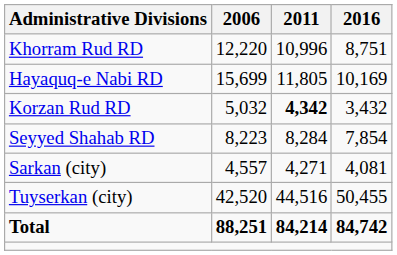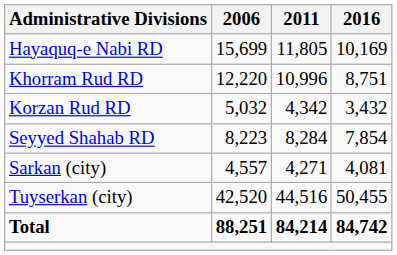rows swapped: (86, 78) <-> (76, 49)
(306, 108) bold -> (306, 108) normal
